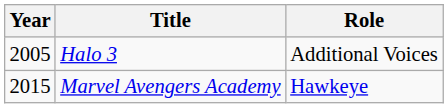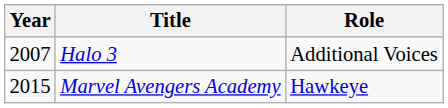(30, 53) 2005 -> (30, 53) 2007
